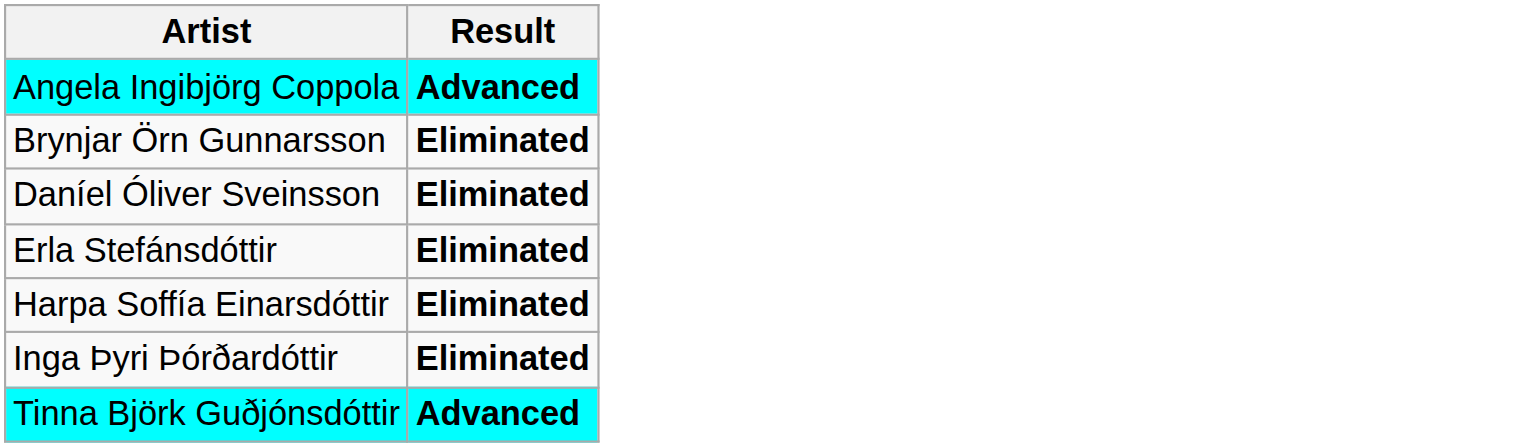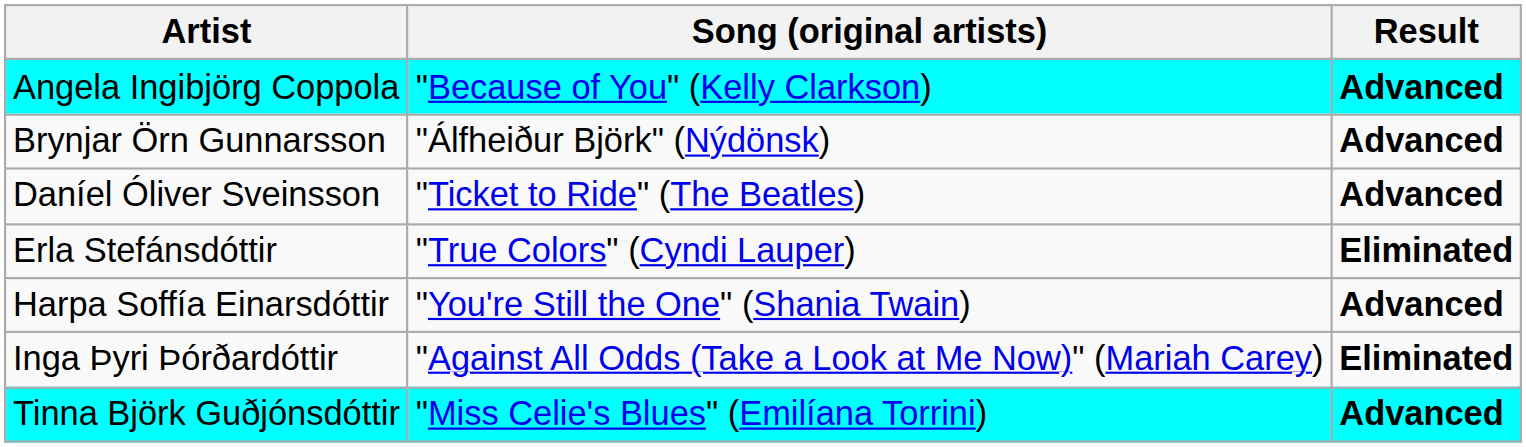+ column: (870, 31)
(503, 140) Eliminated -> (1422, 140) Advanced
(503, 195) Eliminated -> (1422, 195) Advanced
(503, 304) Eliminated -> (1422, 304) Advanced
